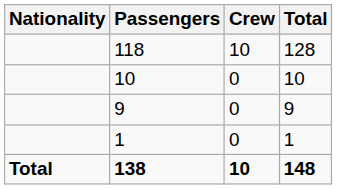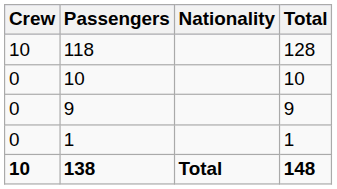columns swapped: (57, 19) <-> (252, 19)
